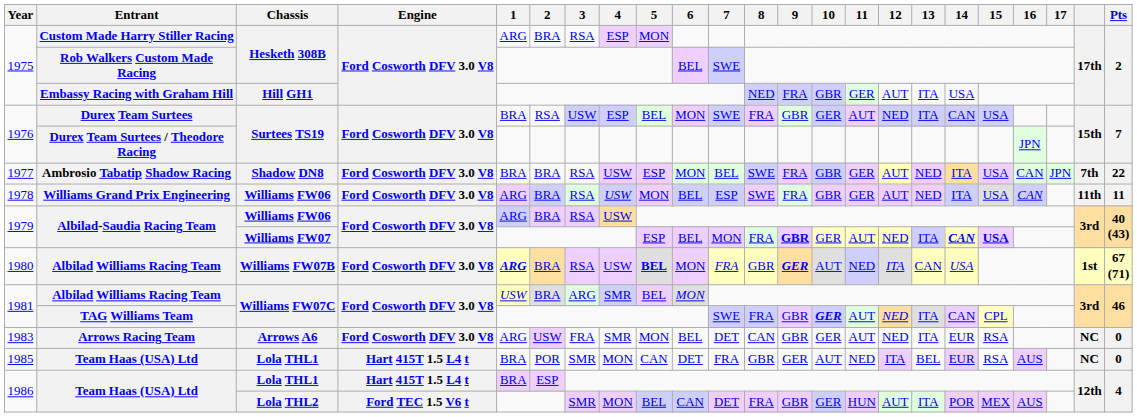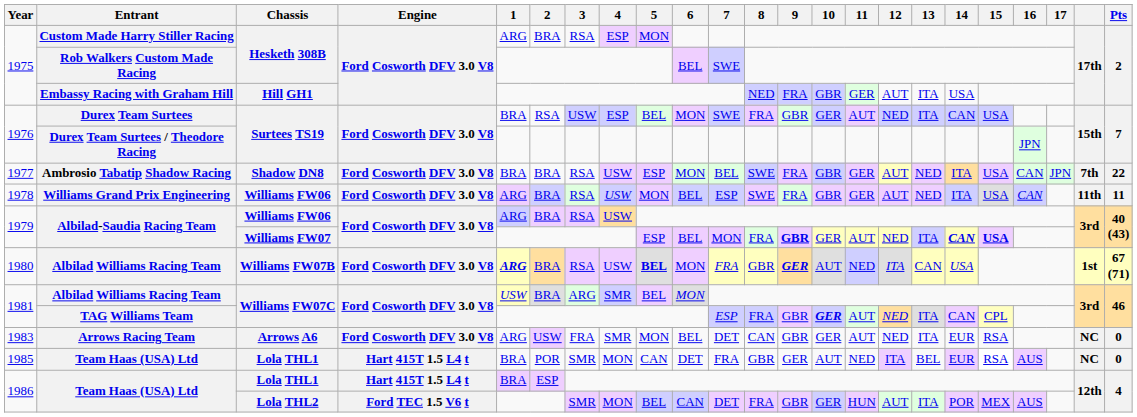(726, 316) SWE -> (726, 316) ESP
